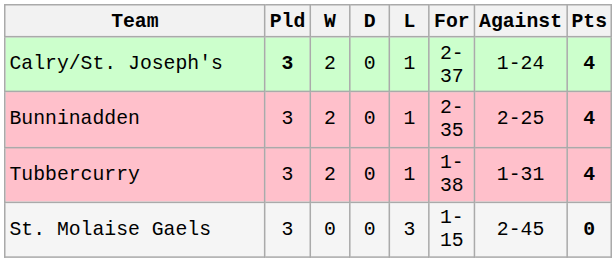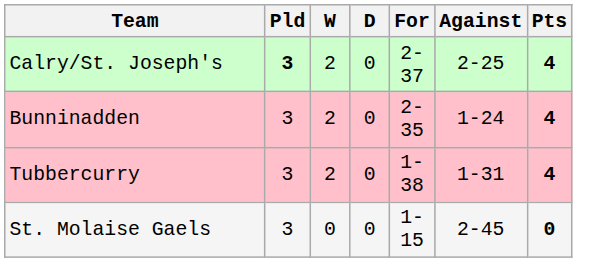- column: (409, 21)
(521, 64) 1-24 -> (481, 64) 2-25
(521, 119) 2-25 -> (481, 119) 1-24
